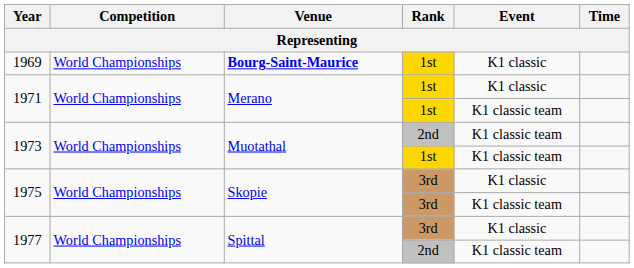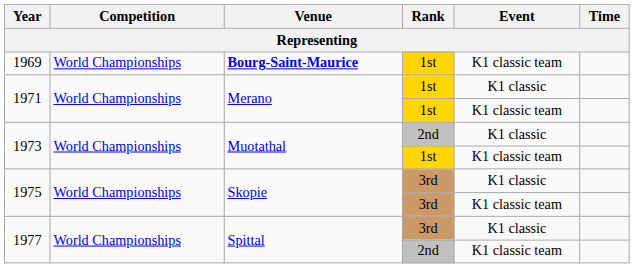(517, 63) K1 classic -> (517, 63) K1 classic team
(517, 134) K1 classic team -> (517, 134) K1 classic
